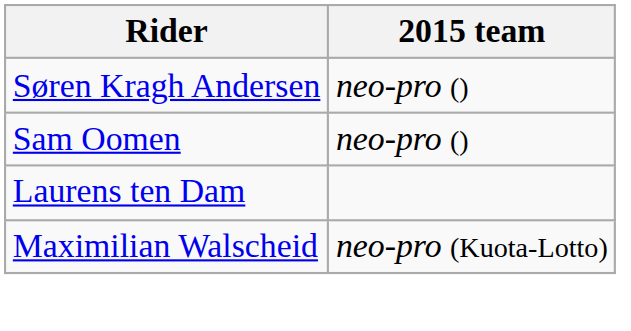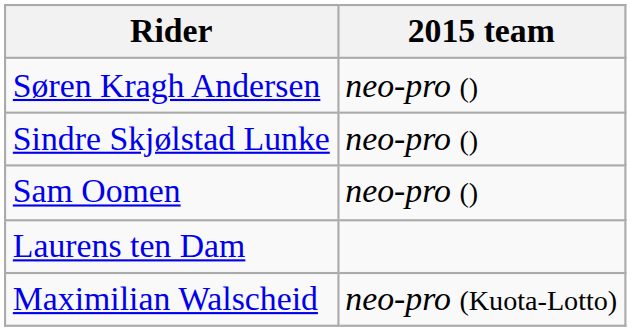+ row: (171, 138)
